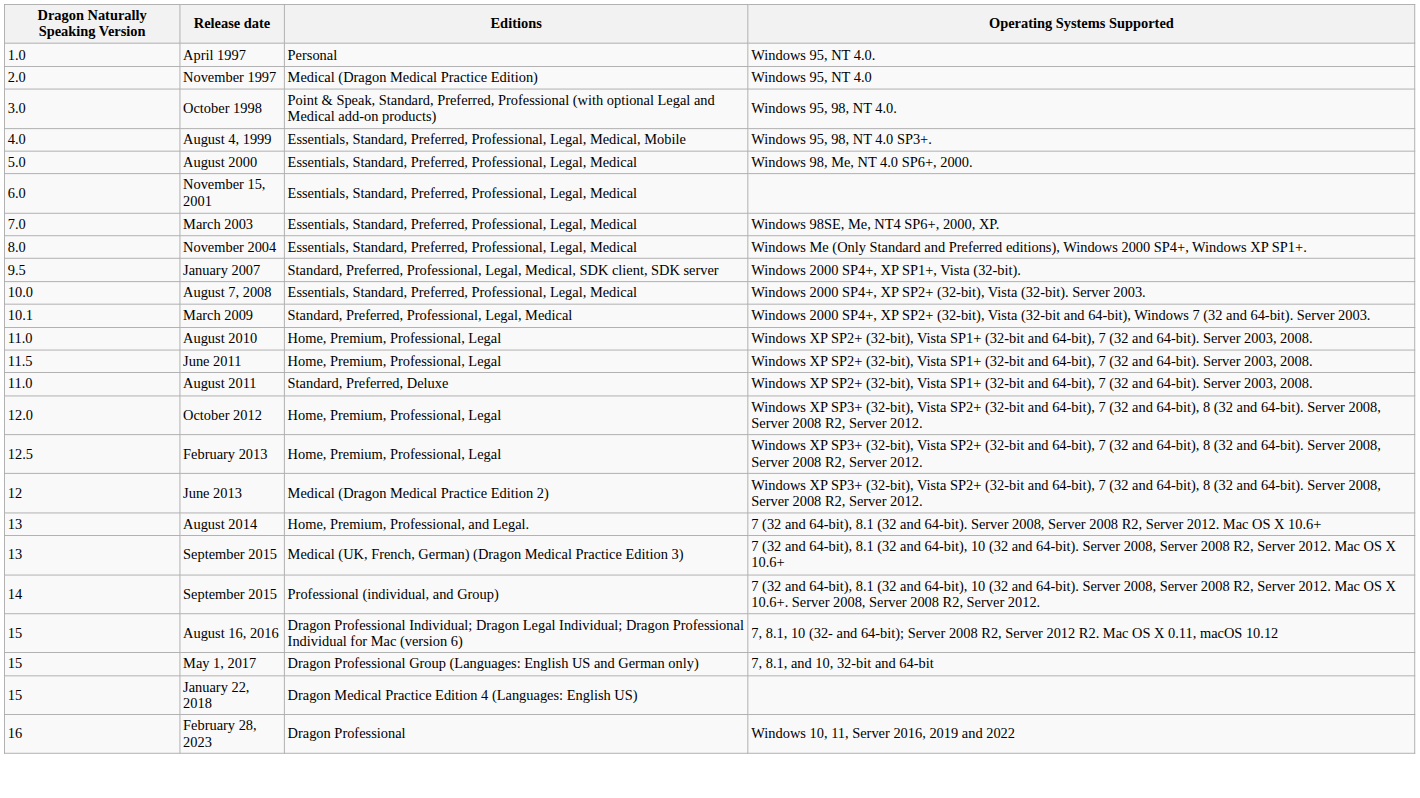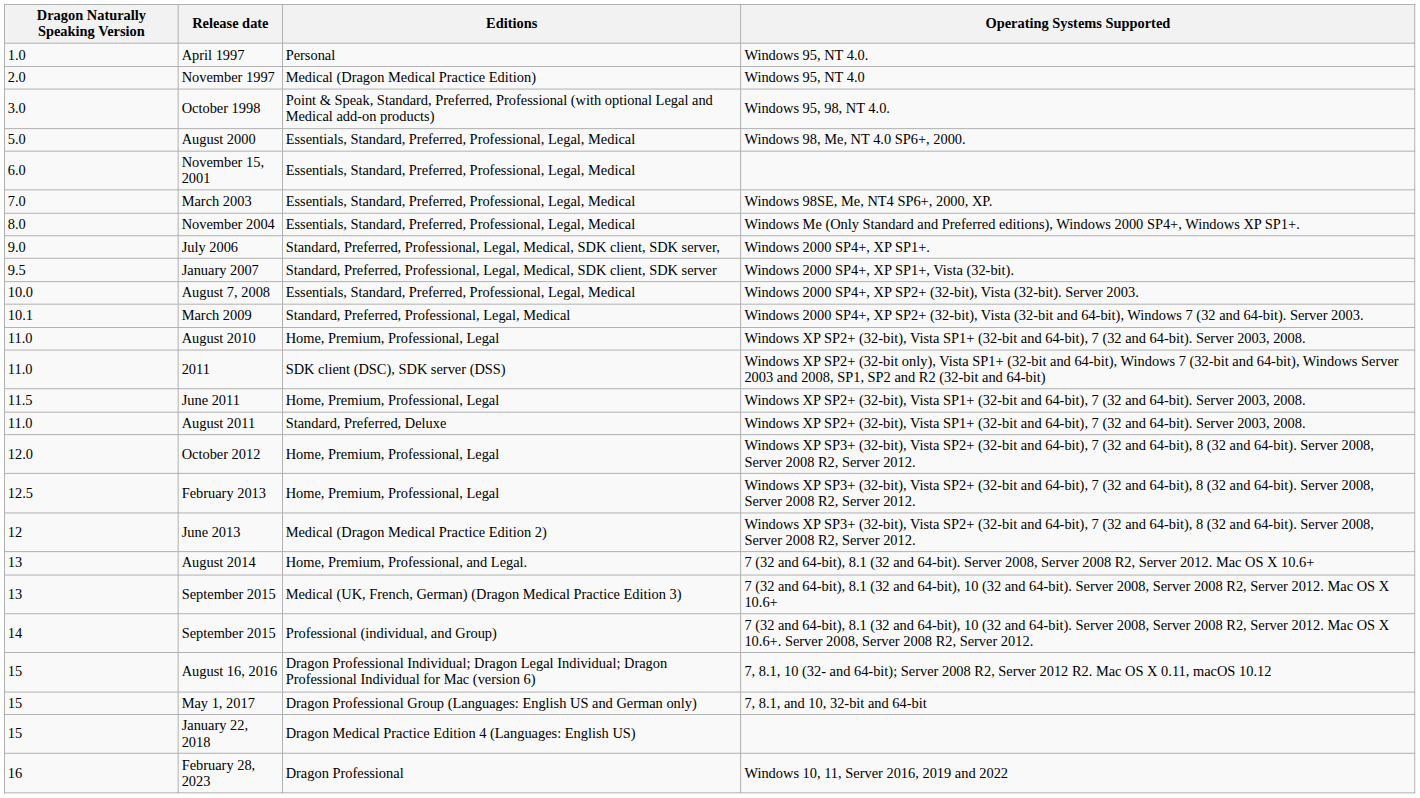- row: (17, 139)
+ row: (17, 247)
+ row: (20, 369)
